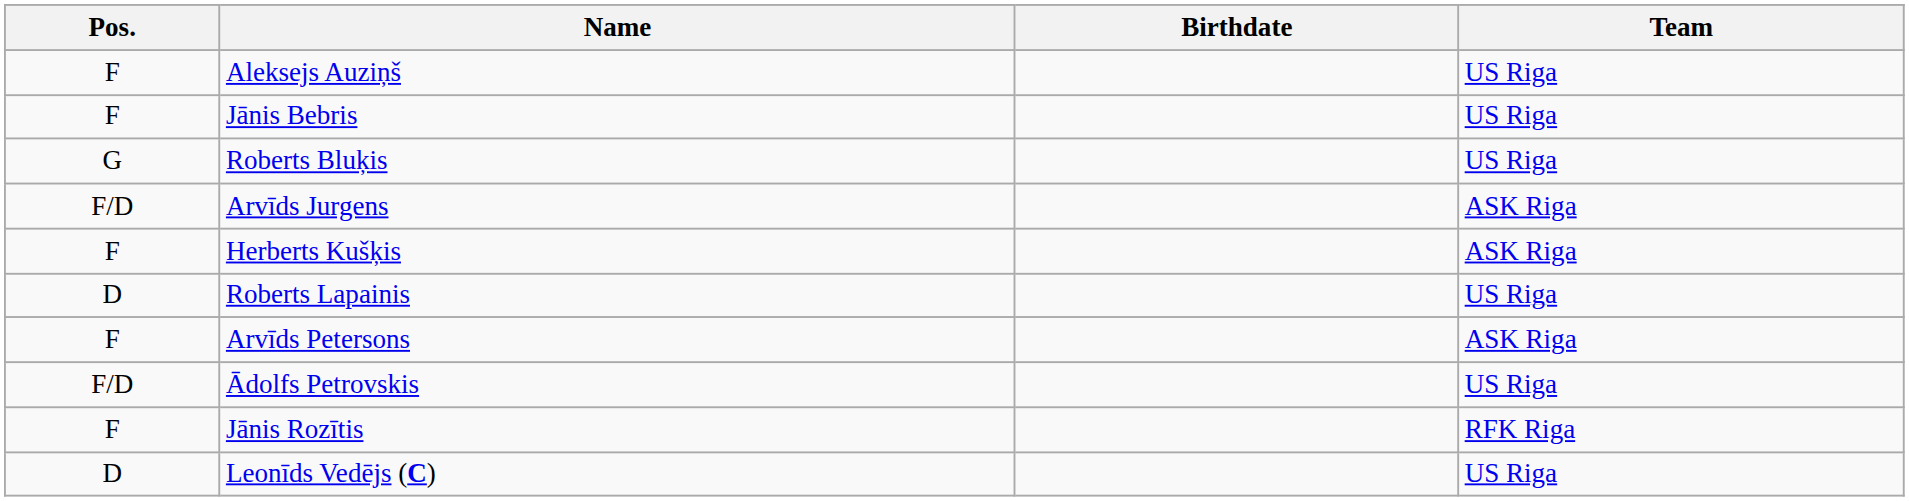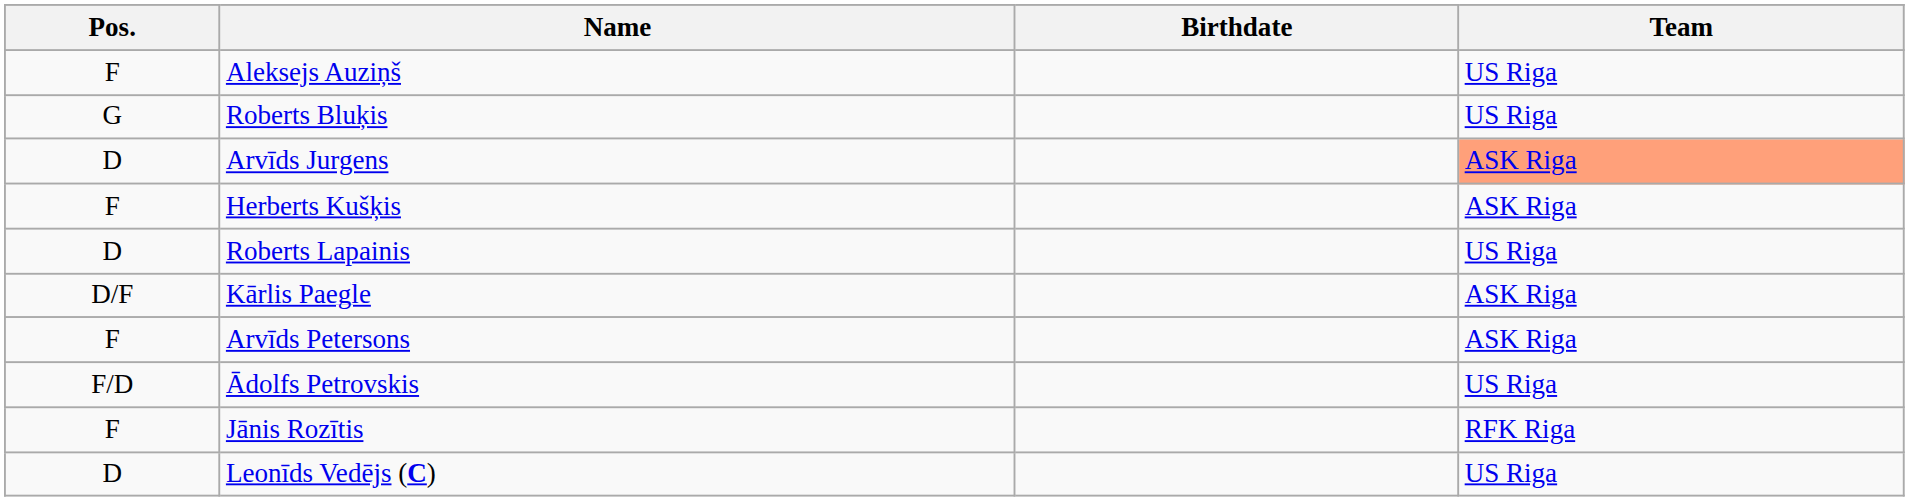- row: (292, 116)
(112, 205) F/D -> (112, 161) D
(1521, 205) no background -> (1521, 161) lightsalmon background
+ row: (298, 295)
